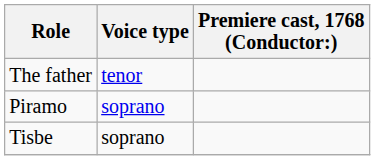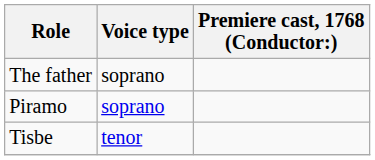(122, 74) tenor -> (133, 74) soprano
(133, 138) soprano -> (122, 138) tenor
